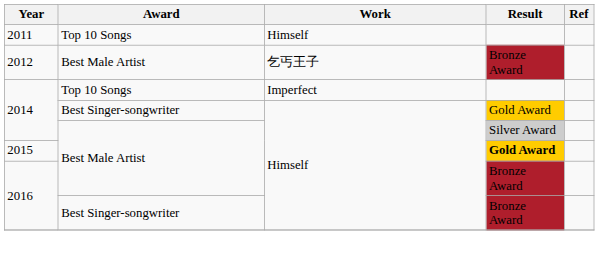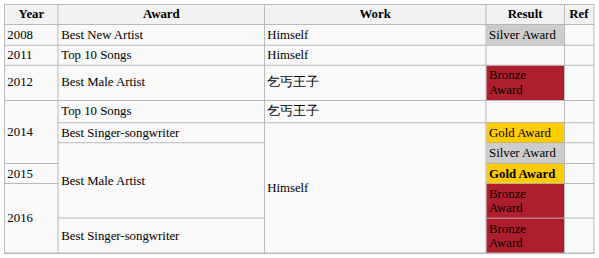+ row: (20, 34)
(292, 89) Imperfect -> (293, 111) 乞丐王子
